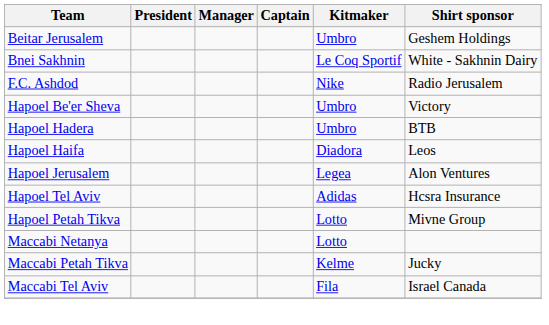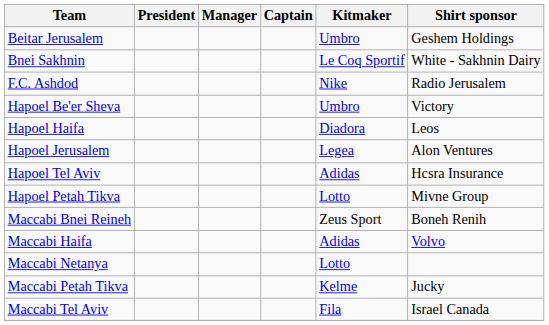- row: (51, 128)
+ row: (69, 219)
+ row: (50, 241)
